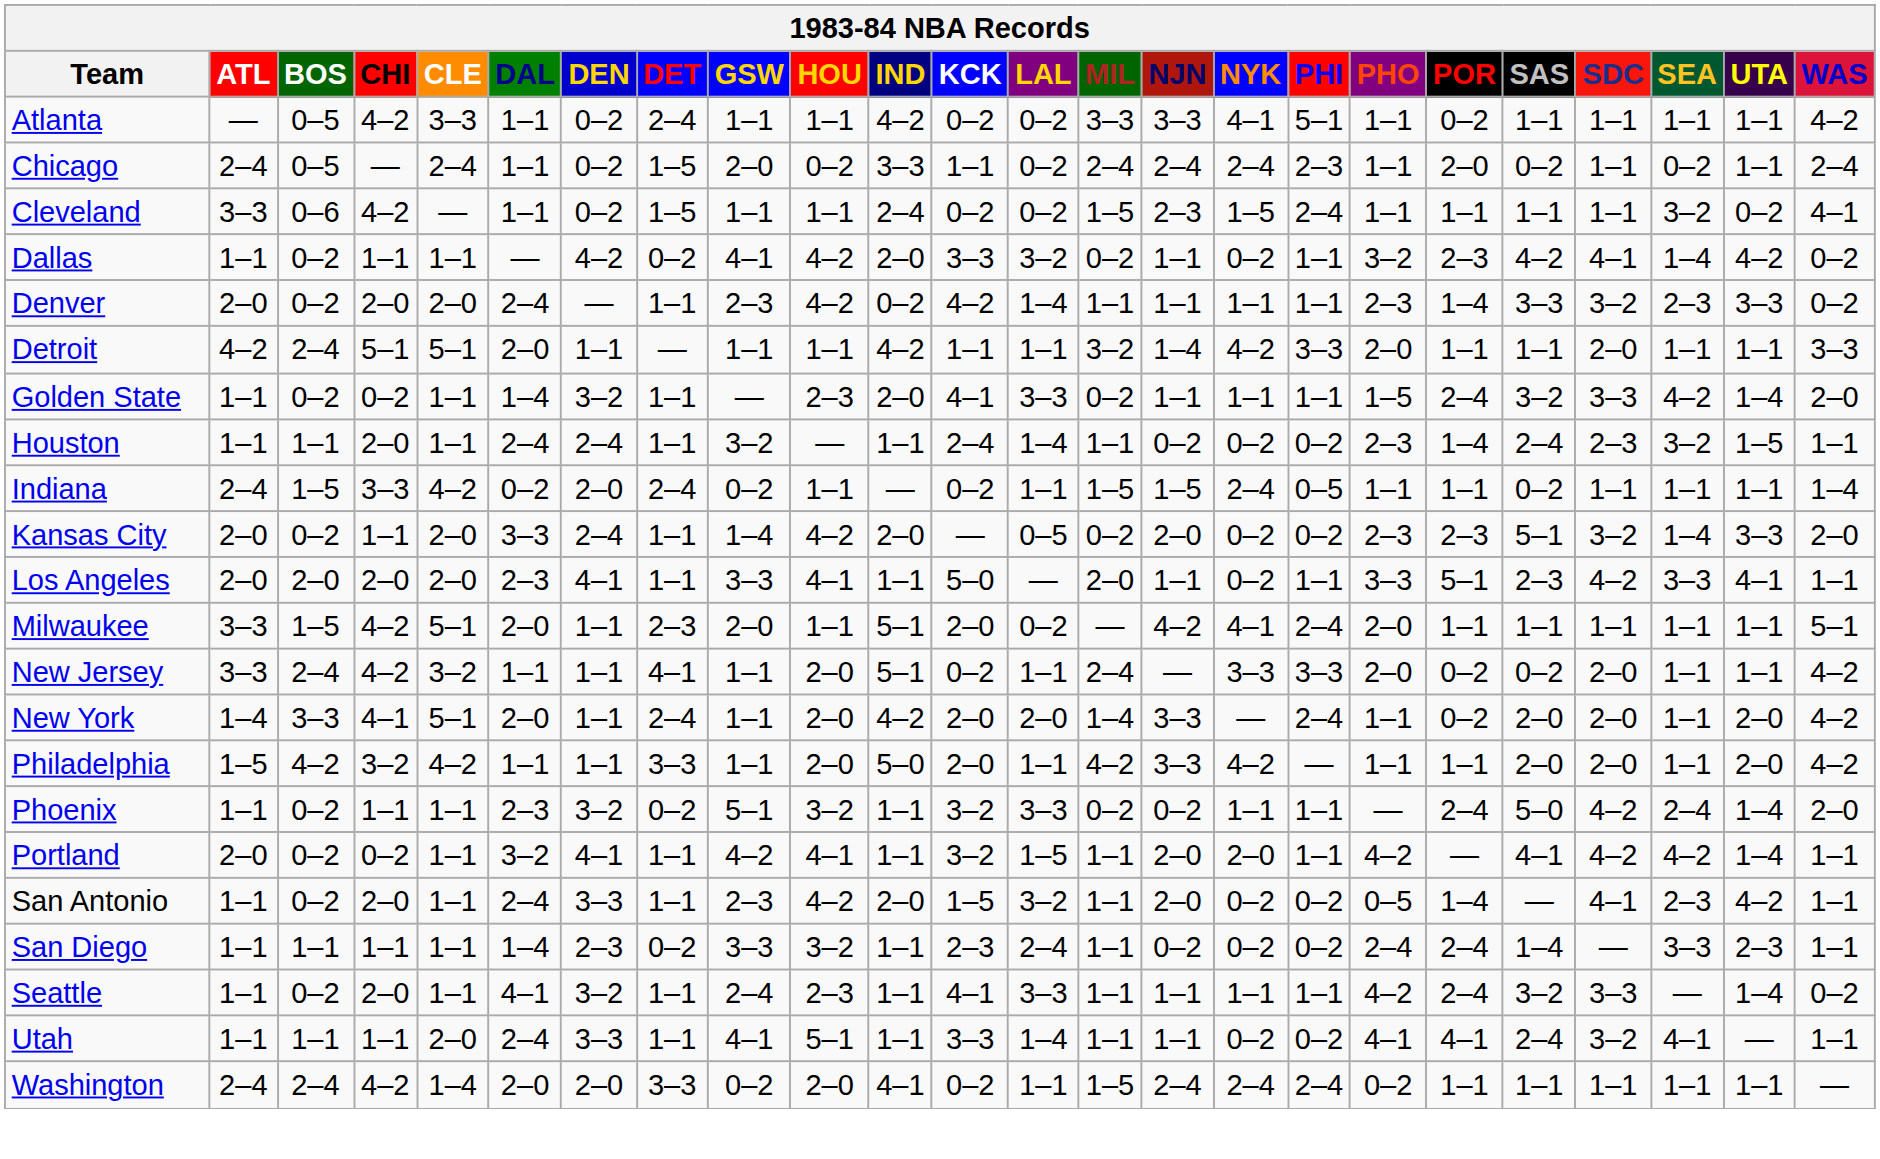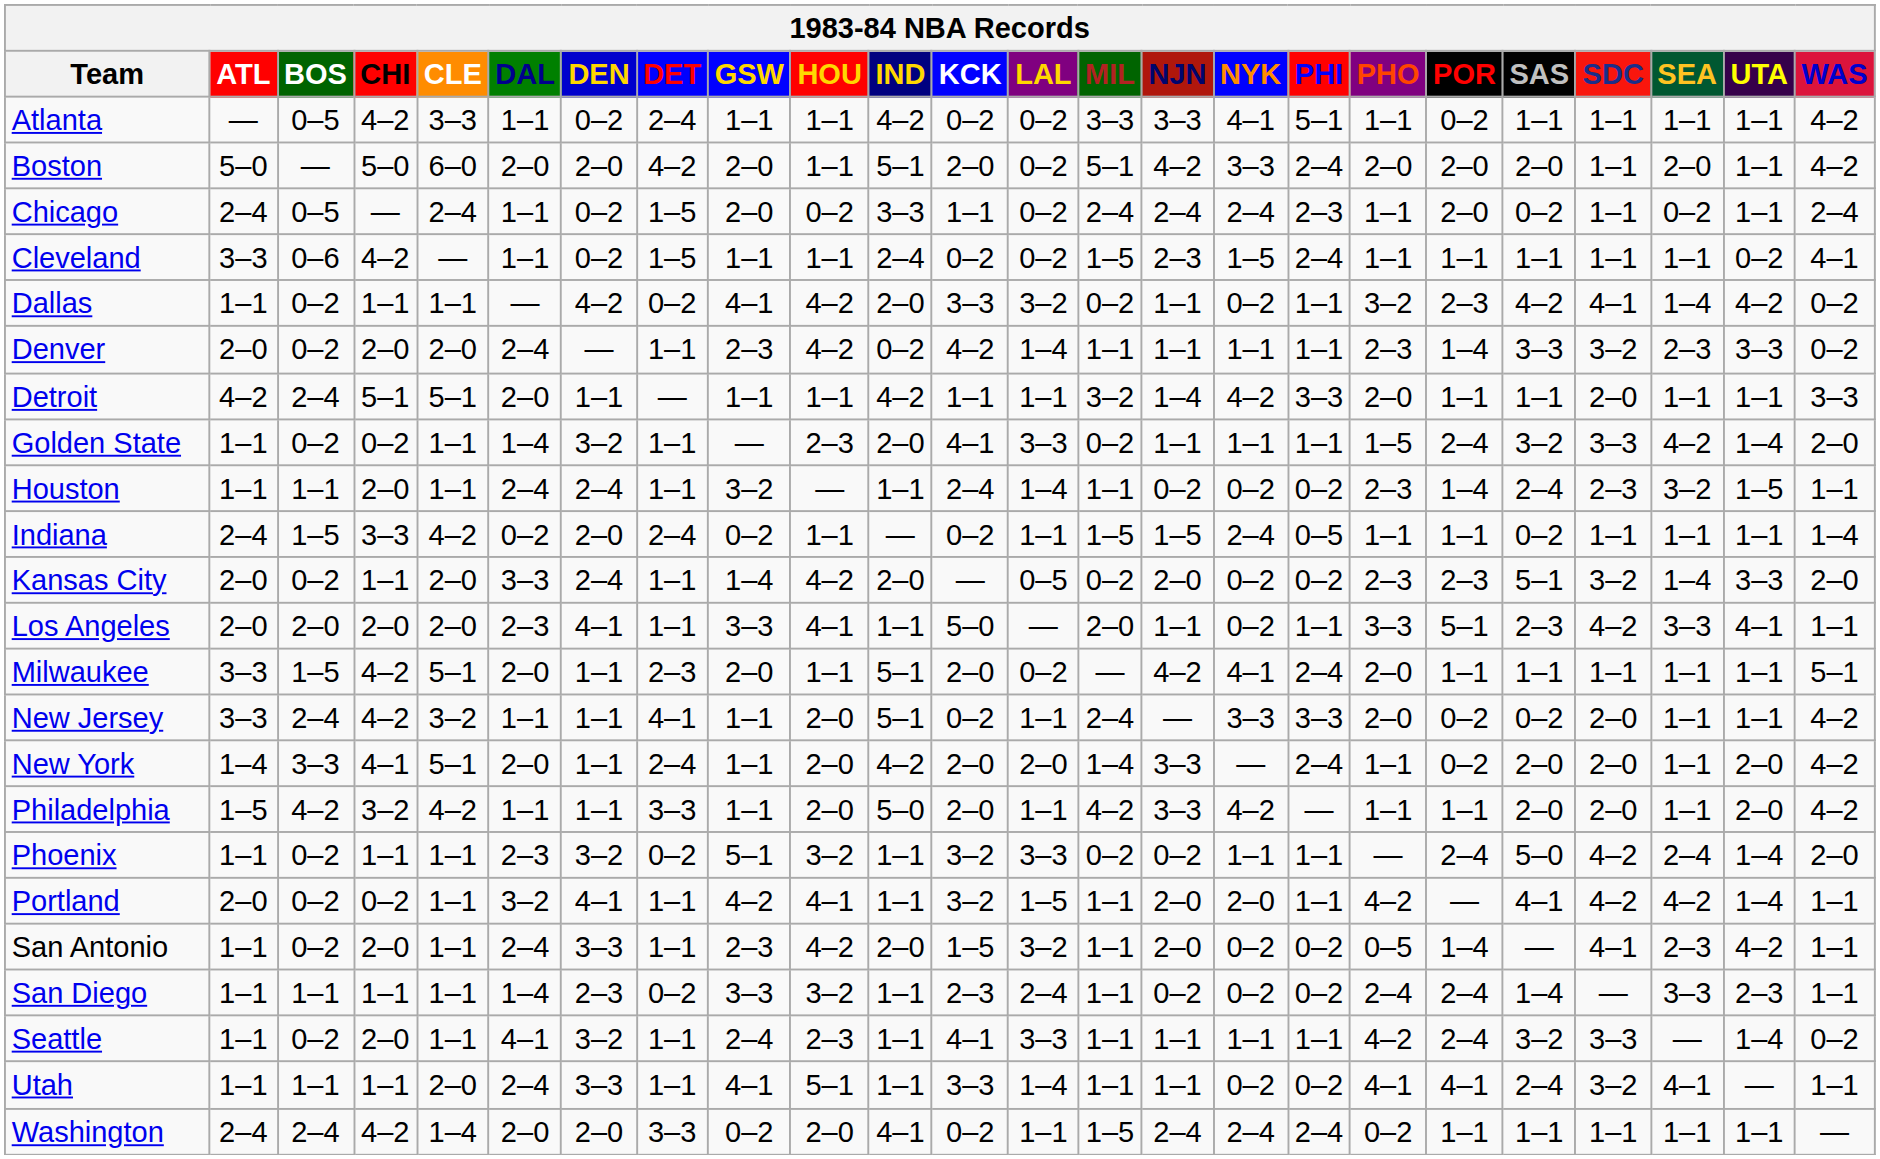+ row: (57, 166)
(1687, 212) 3–2 -> (1687, 258) 1–1
